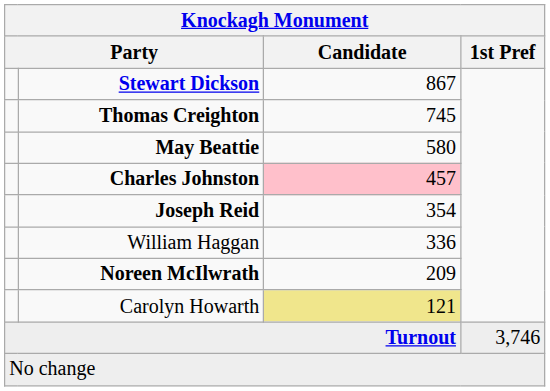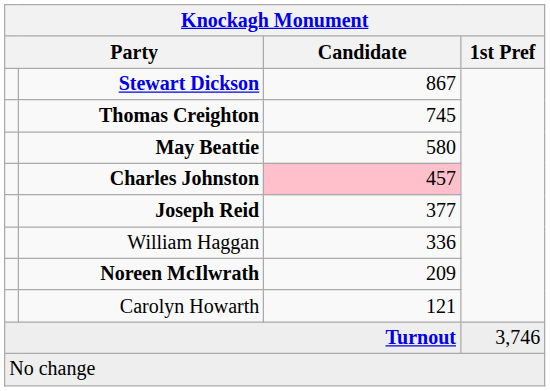(441, 210) 354 -> (441, 210) 377
(441, 305) khaki background -> (441, 305) no background
